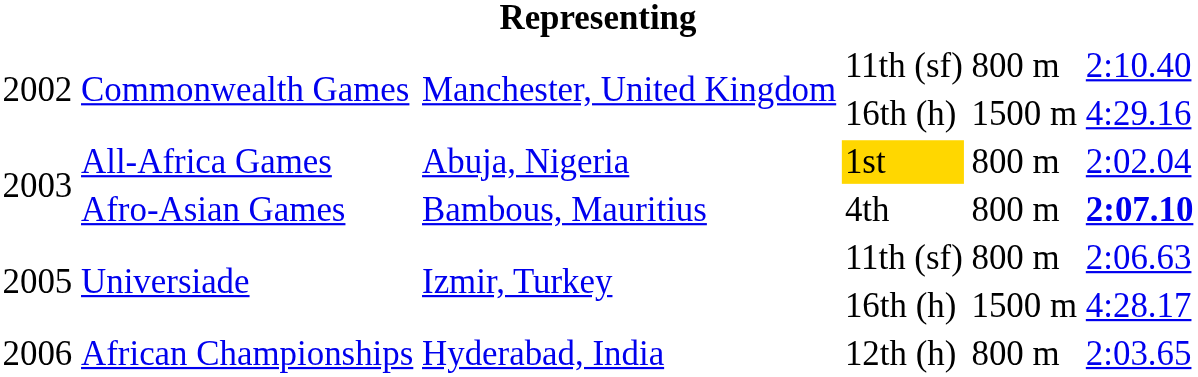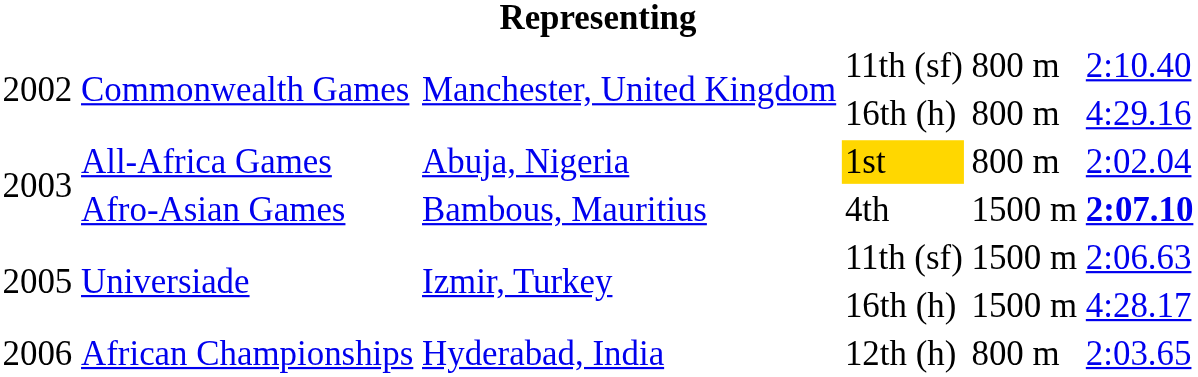(1024, 113) 1500 m -> (1016, 113) 800 m
(1016, 209) 800 m -> (1024, 209) 1500 m
(1016, 257) 800 m -> (1024, 257) 1500 m
